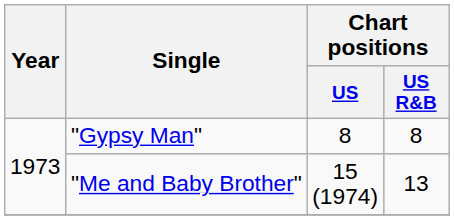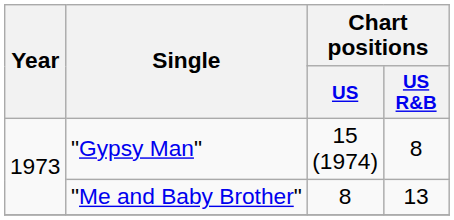(345, 135) 8 -> (345, 148) 15 (1974)
(345, 184) 15 (1974) -> (345, 197) 8
